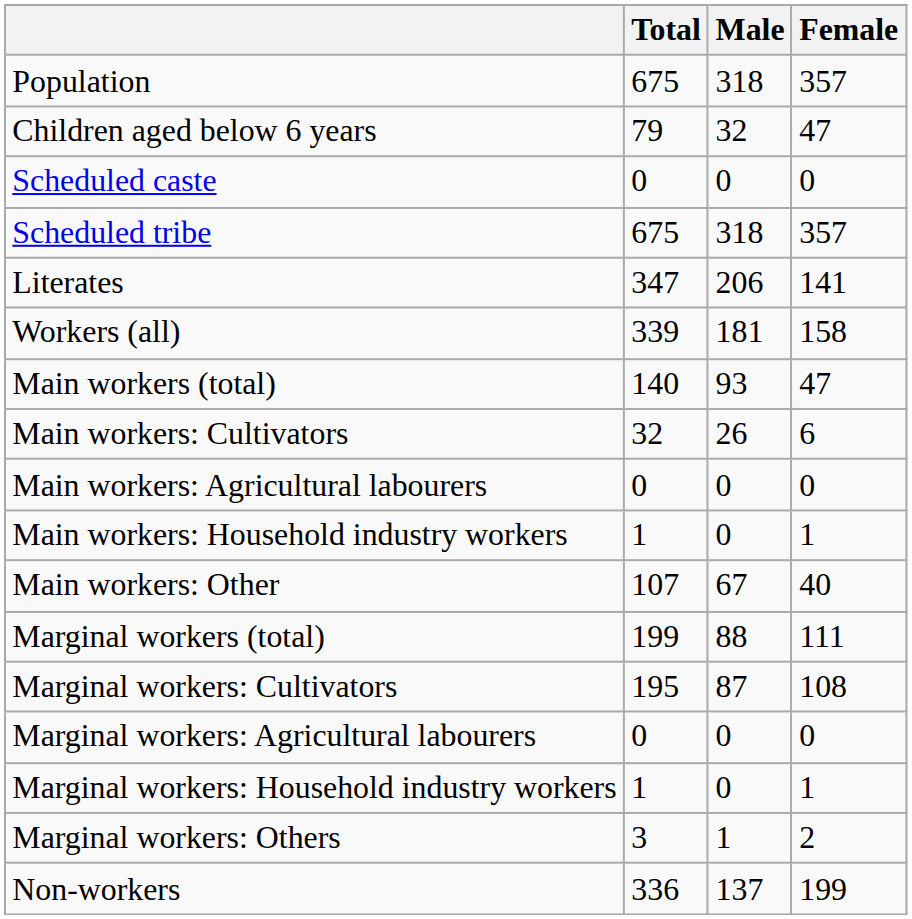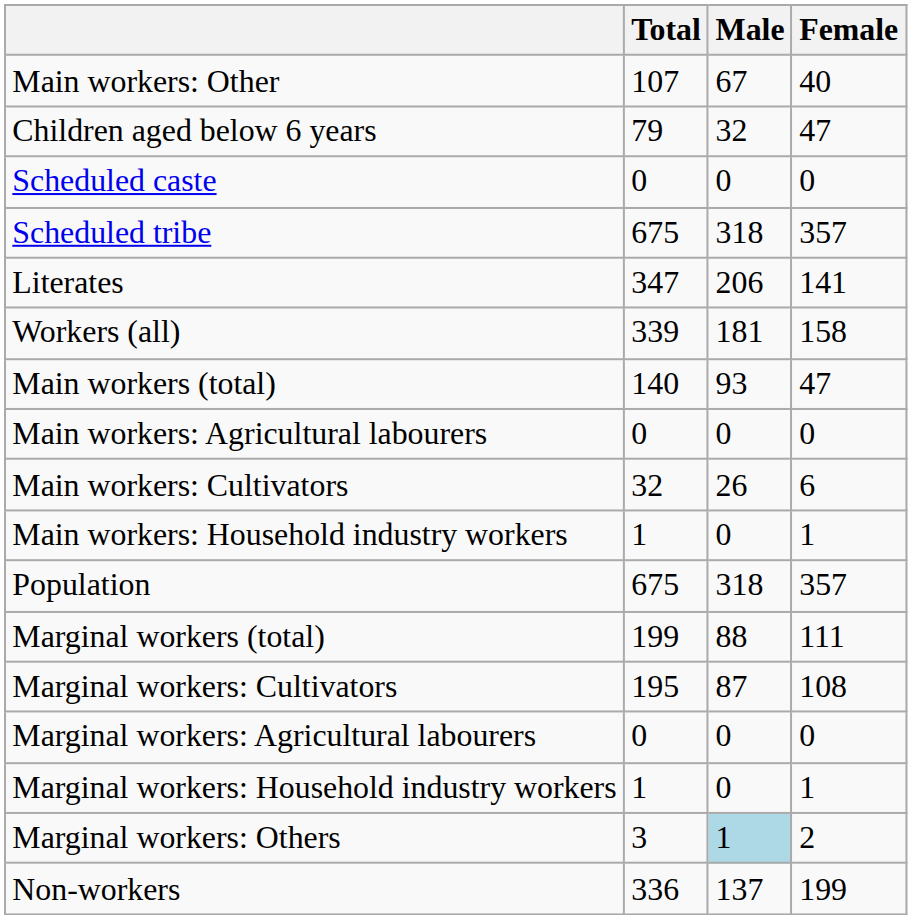rows swapped: (81, 80) <-> (146, 585)
rows swapped: (180, 433) <-> (250, 484)
(724, 837) no background -> (724, 837) lightblue background
